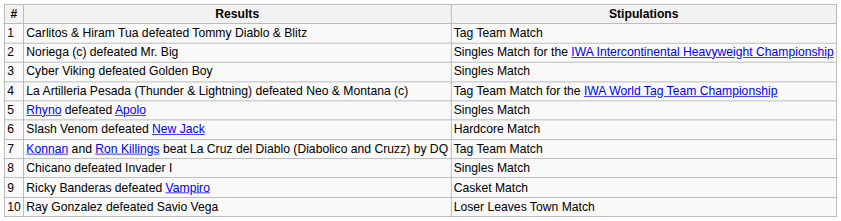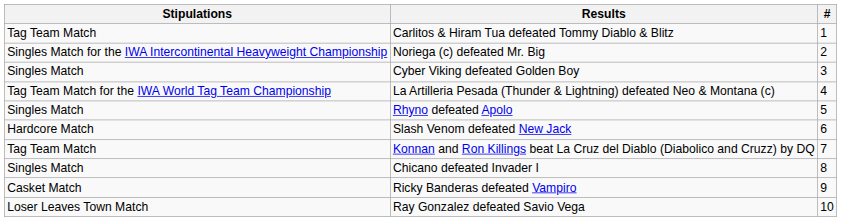columns swapped: (14, 14) <-> (644, 14)
